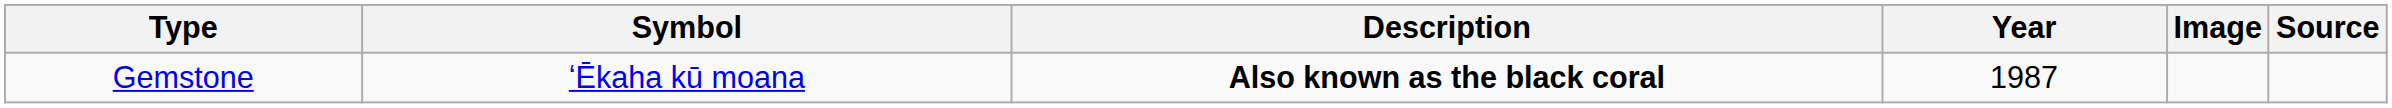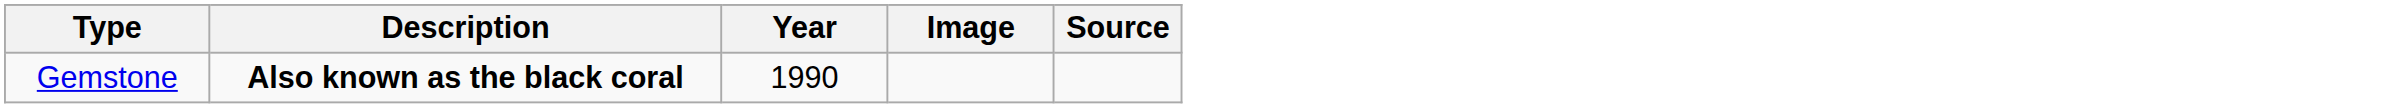- column: (687, 28)
(2024, 77) 1987 -> (805, 77) 1990
